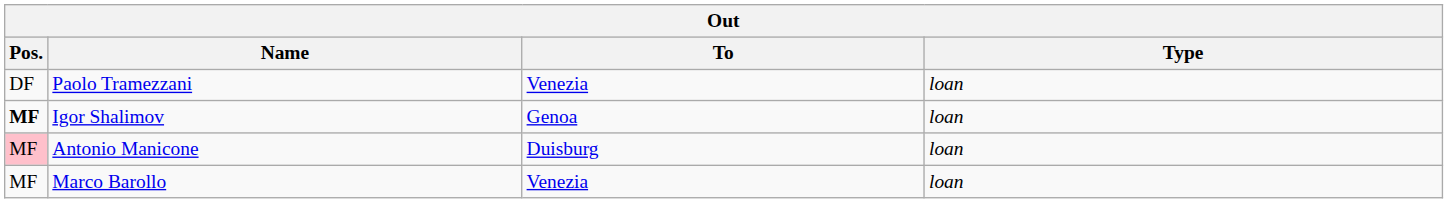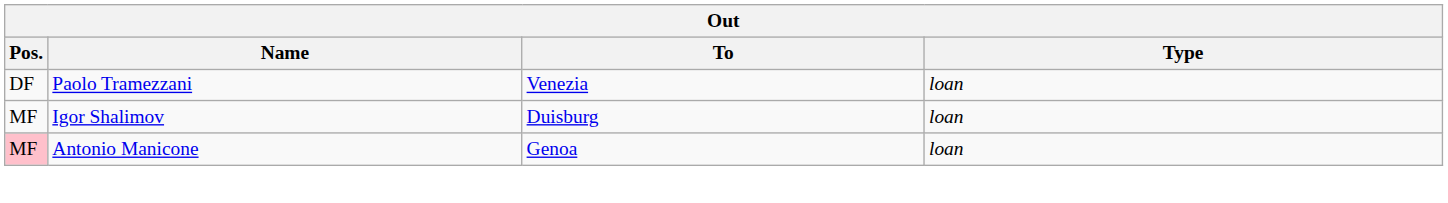(24, 117) bold -> (23, 117) normal
(552, 117) Genoa -> (563, 117) Duisburg
(563, 149) Duisburg -> (552, 149) Genoa
- row: (109, 181)
